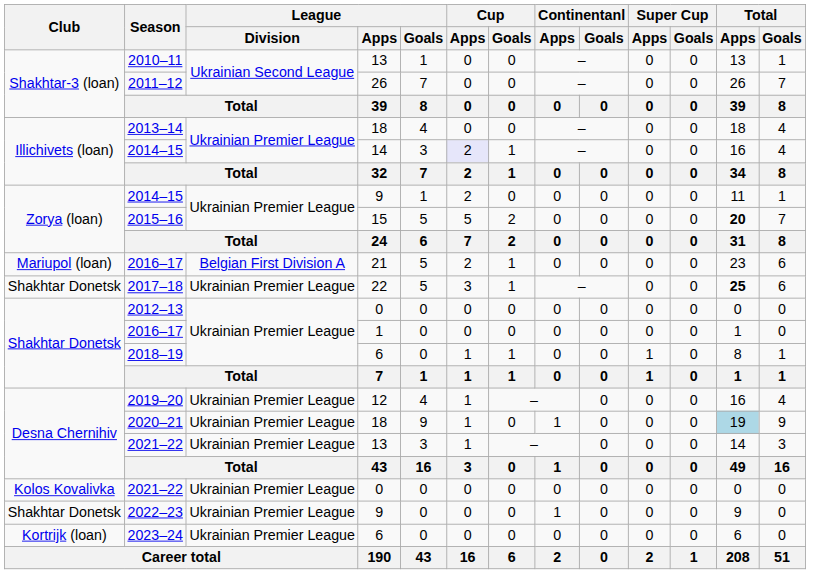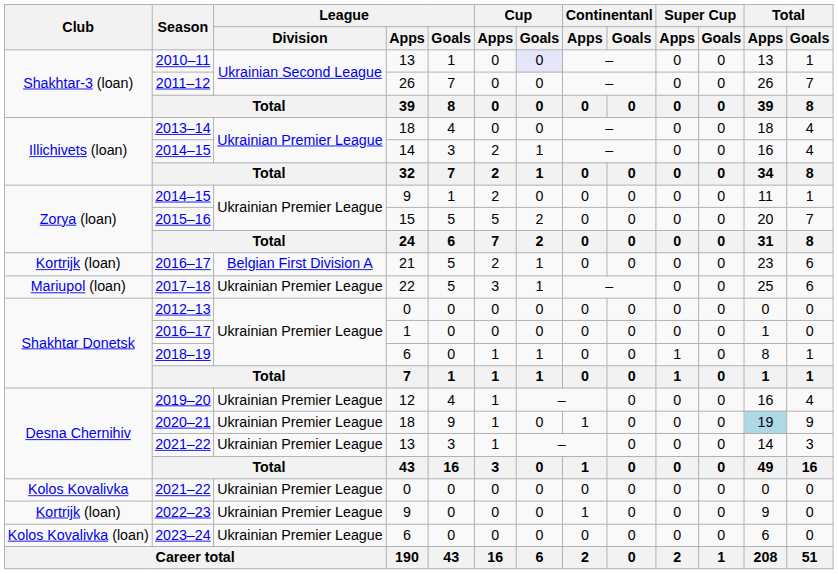(512, 60) no background -> (539, 60) lavender background
(468, 151) lavender background -> (495, 151) no background
(738, 219) bold -> (765, 219) normal
(64, 264) Mariupol (loan) -> (78, 264) Kortrijk (loan)
(64, 286) Shakhtar Donetsk -> (78, 286) Mariupol (loan)
(738, 286) bold -> (765, 286) normal
(64, 512) Shakhtar Donetsk -> (78, 512) Kortrijk (loan)
(64, 535) Kortrijk (loan) -> (78, 535) Kolos Kovalivka (loan)
